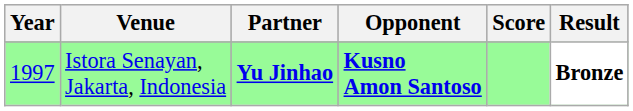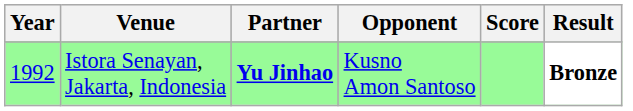(32, 73) 1997 -> (32, 73) 1992
(413, 73) bold -> (410, 73) normal
